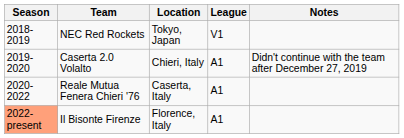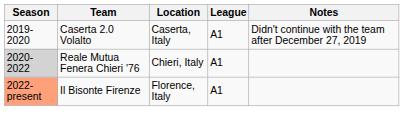- row: (102, 35)
(178, 63) Chieri, Italy -> (171, 35) Caserta, Italy
(20, 91) no background -> (20, 63) lightgrey background
(172, 91) Caserta, Italy -> (177, 63) Chieri, Italy
